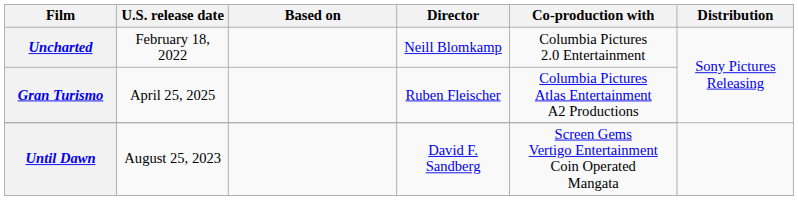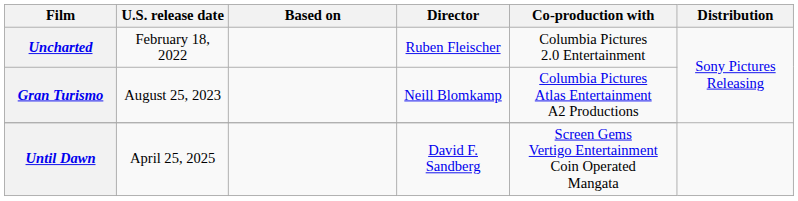(453, 47) Neill Blomkamp -> (453, 47) Ruben Fleischer
(173, 94) April 25, 2025 -> (173, 94) August 25, 2023
(453, 94) Ruben Fleischer -> (453, 94) Neill Blomkamp
(173, 159) August 25, 2023 -> (173, 159) April 25, 2025
